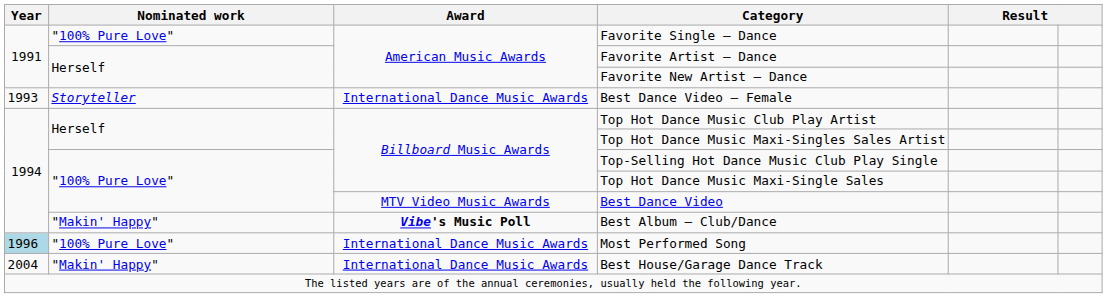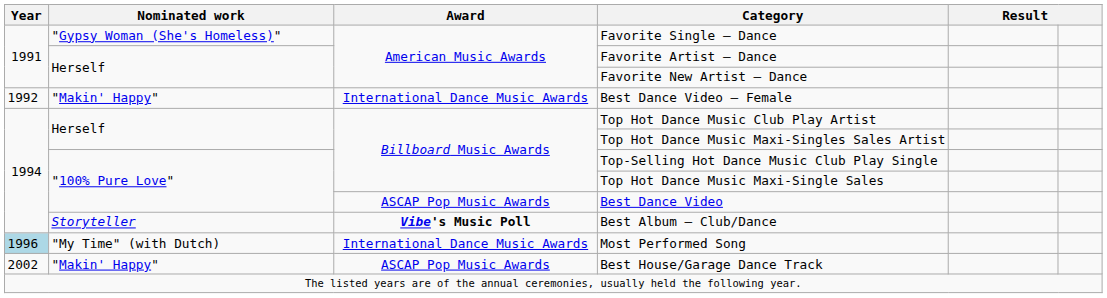(113, 36) "100% Pure Love" -> (166, 36) "Gypsy Woman (She's Homeless)"
(23, 98) 1993 -> (23, 98) 1992
(94, 98) Storyteller -> (105, 98) "Makin' Happy"
(465, 202) MTV Video Music Awards -> (465, 202) ASCAP Pop Music Awards
(105, 223) "Makin' Happy" -> (94, 223) Storyteller
(113, 243) "100% Pure Love" -> (136, 243) "My Time" (with Dutch)
(23, 264) 2004 -> (23, 264) 2002
(465, 264) International Dance Music Awards -> (465, 264) ASCAP Pop Music Awards
